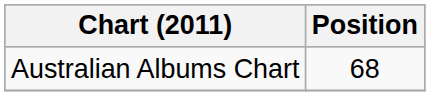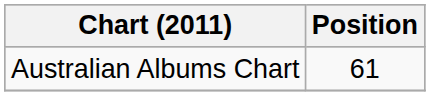(365, 68) 68 -> (365, 68) 61
